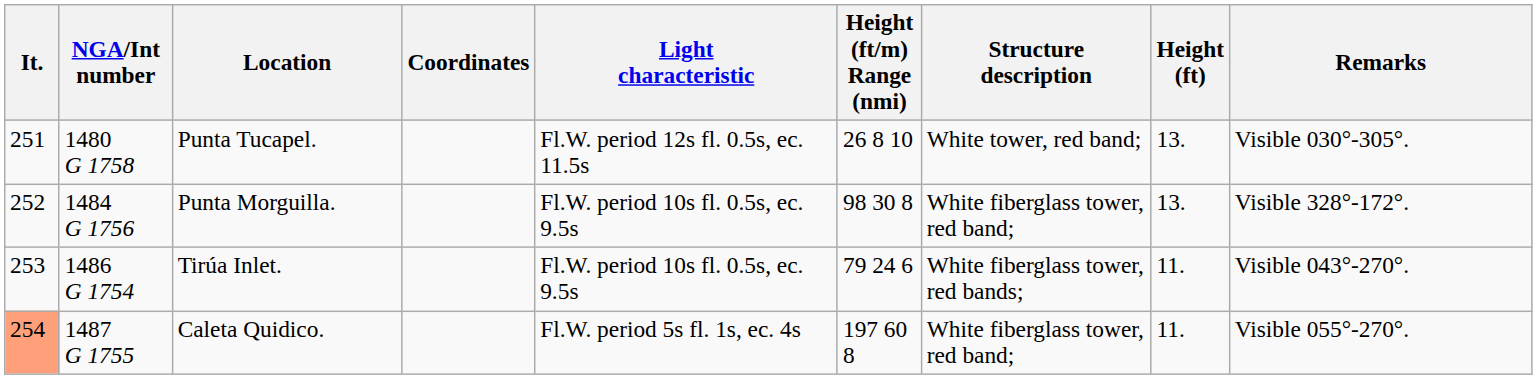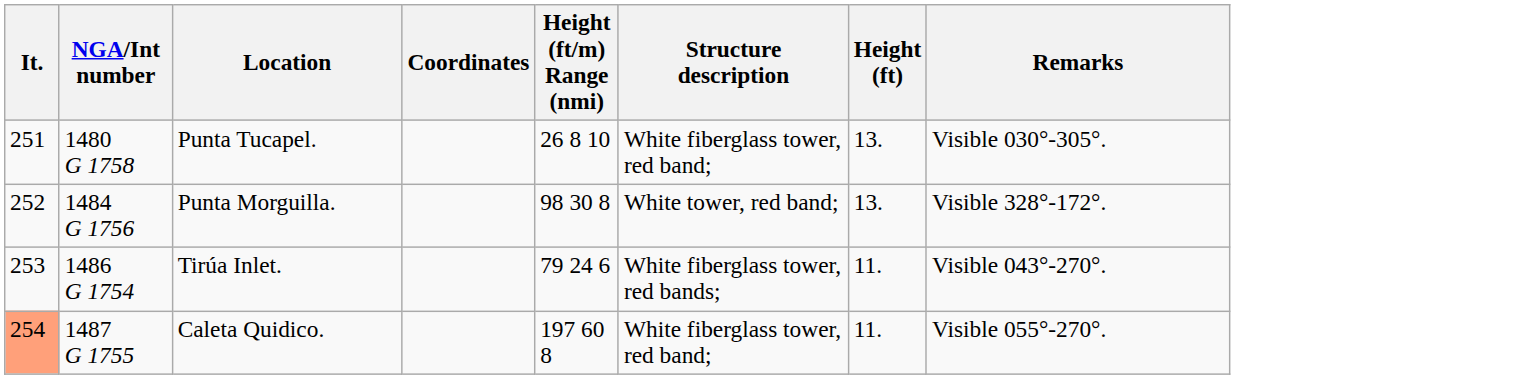- column: (686, 62)
(1034, 138) White tower, red band; -> (733, 152) White fiberglass tower, red band;
(1035, 215) White fiberglass tower, red band; -> (731, 202) White tower, red band;
